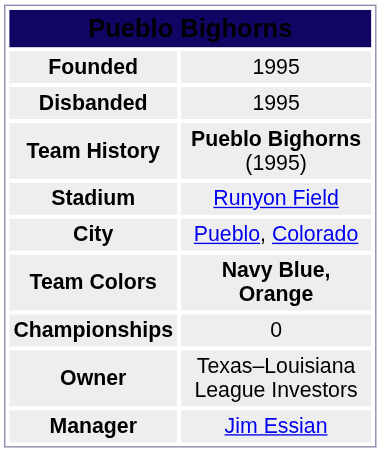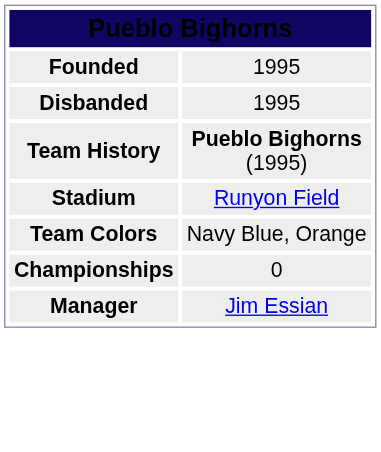- row: (93, 234)
(276, 282) bold -> (277, 234) normal
- row: (93, 378)
